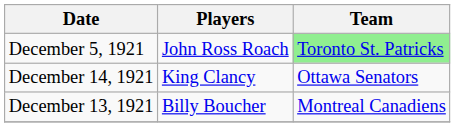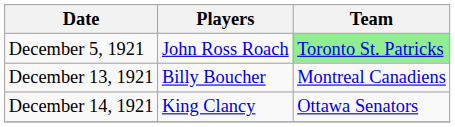rows swapped: (81, 106) <-> (81, 77)
